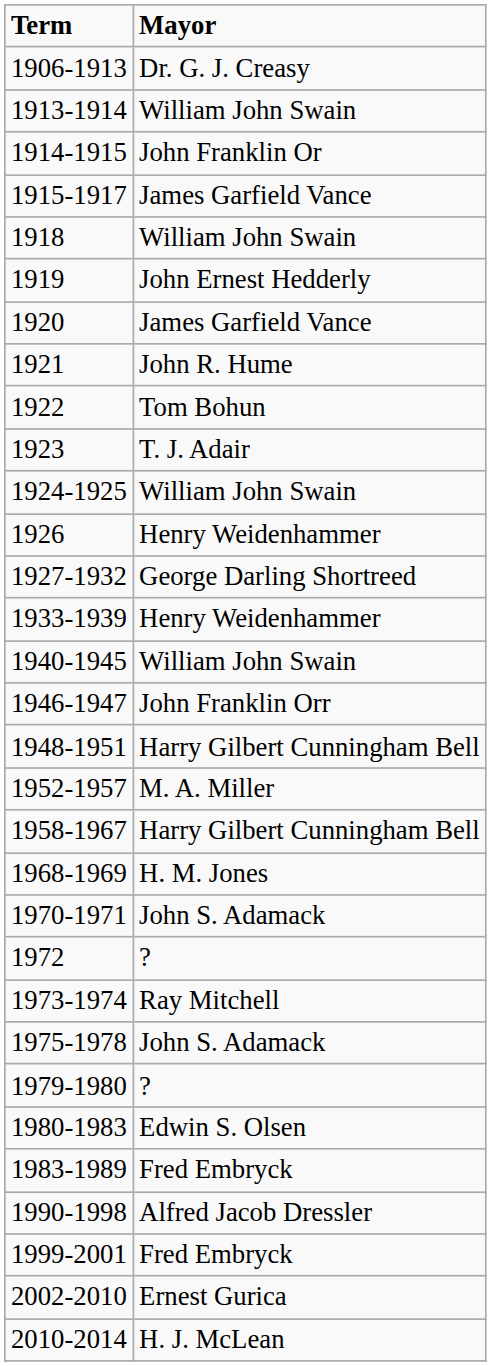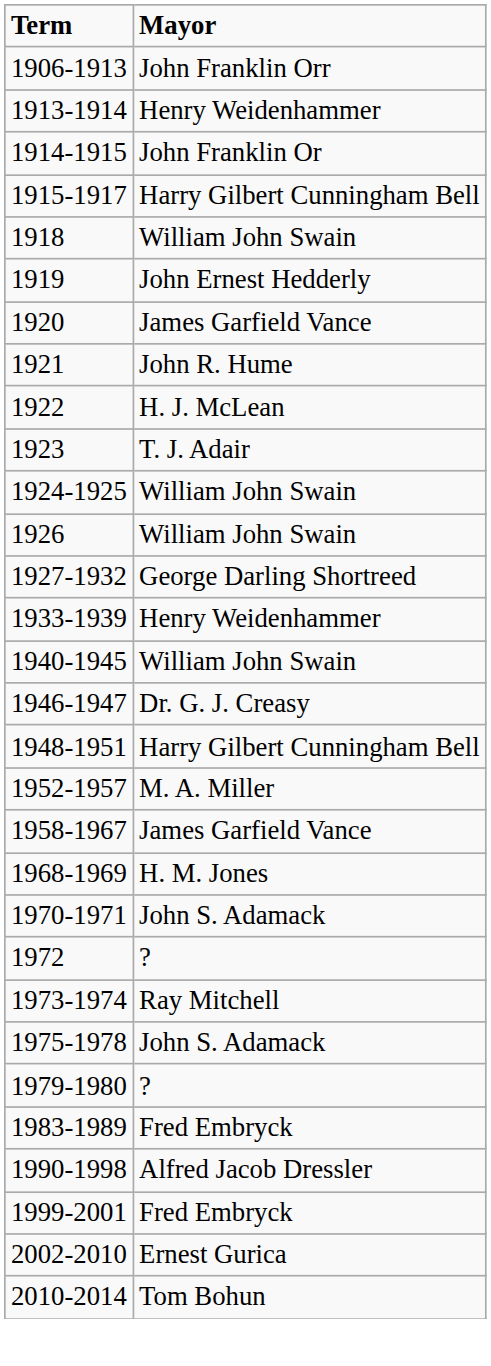(224, 68) Dr. G. J. Creasy -> (235, 68) John Franklin Orr
(248, 110) William John Swain -> (260, 110) Henry Weidenhammer
(255, 195) James Garfield Vance -> (309, 195) Harry Gilbert Cunningham Bell
(202, 407) Tom Bohun -> (212, 407) H. J. McLean
(260, 534) Henry Weidenhammer -> (248, 534) William John Swain
(235, 703) John Franklin Orr -> (224, 703) Dr. G. J. Creasy
(309, 830) Harry Gilbert Cunningham Bell -> (255, 830) James Garfield Vance
- row: (69, 1127)
(212, 1339) H. J. McLean -> (202, 1296) Tom Bohun
